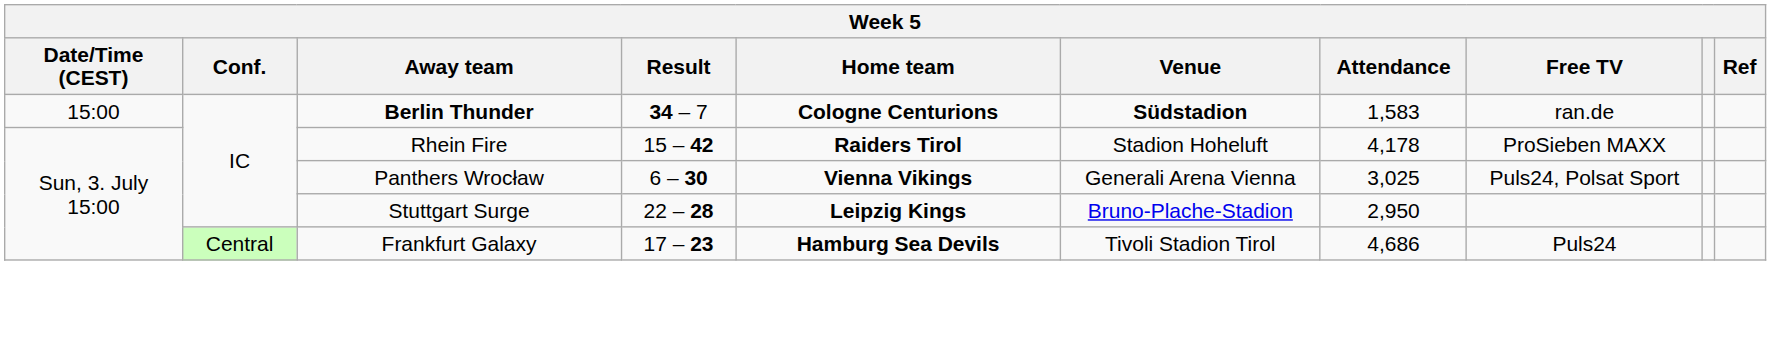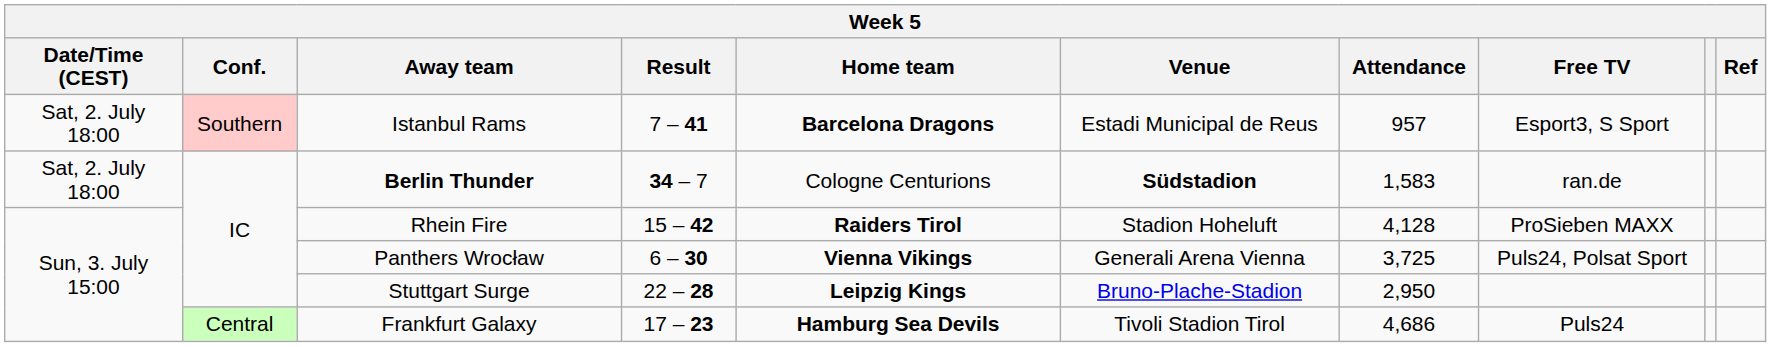+ row: (459, 123)
(93, 111) 15:00 -> (93, 180) Sat, 2. July 18:00
(898, 111) bold -> (898, 180) normal
(1393, 145) 4,178 -> (1409, 225) 4,128
(1393, 178) 3,025 -> (1409, 258) 3,725
